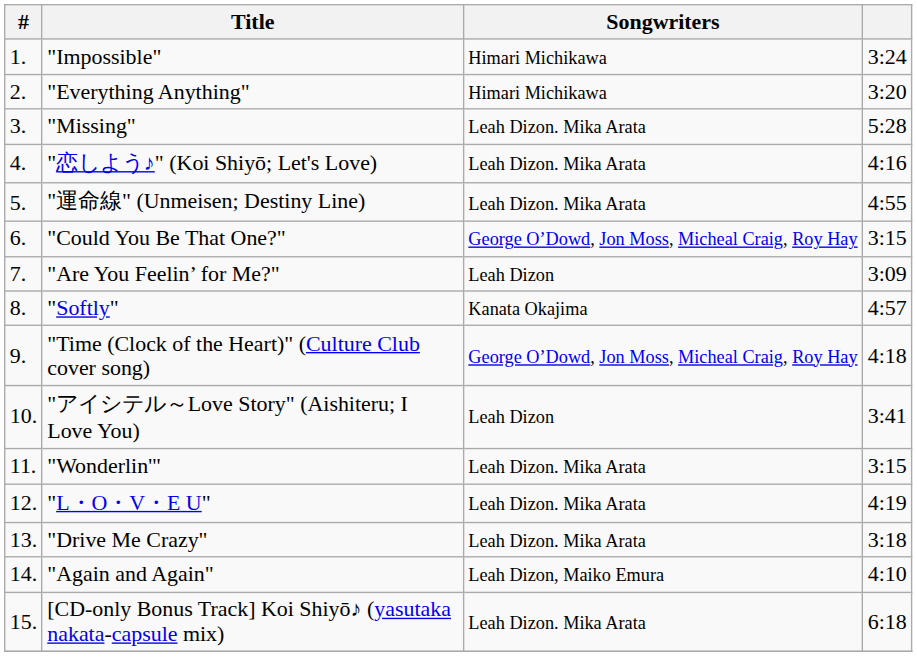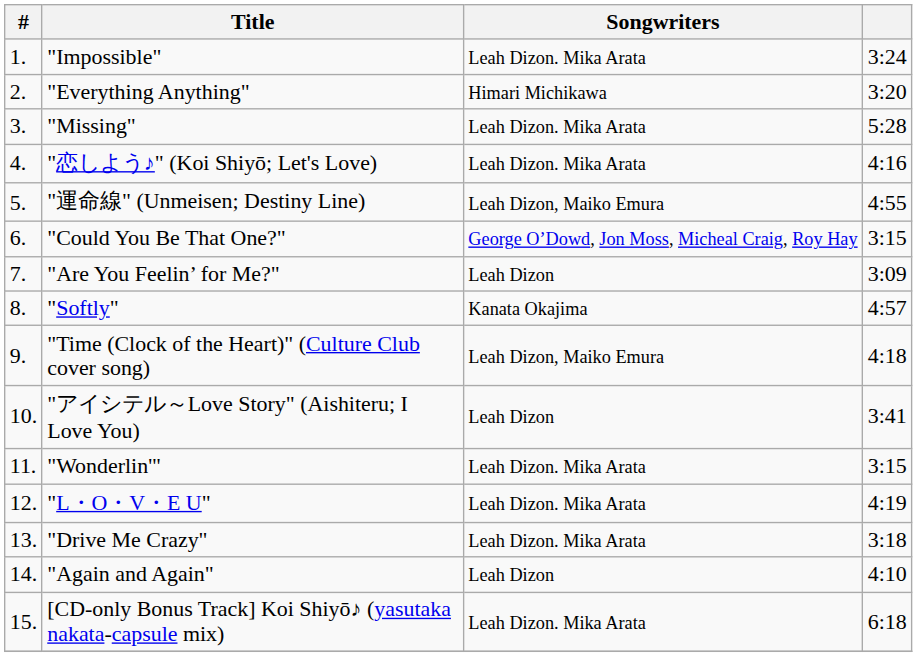(538, 58) Himari Michikawa -> (557, 58) Leah Dizon. Mika Arata
(557, 203) Leah Dizon. Mika Arata -> (566, 203) Leah Dizon, Maiko Emura
(663, 356) George O’Dowd, Jon Moss, Micheal Craig, Roy Hay -> (566, 356) Leah Dizon, Maiko Emura
(566, 575) Leah Dizon, Maiko Emura -> (511, 575) Leah Dizon
